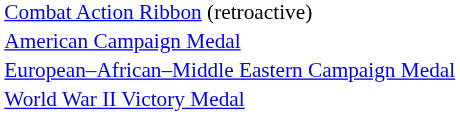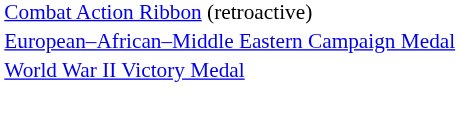- row: (122, 41)
